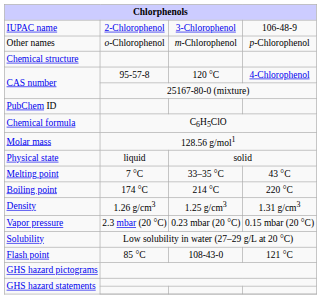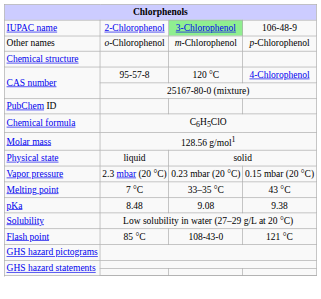(206, 28) no background -> (206, 28) lightgreen background
rows swapped: (33, 174) <-> (35, 224)
- row: (32, 190)
- row: (21, 207)
+ row: (14, 205)
